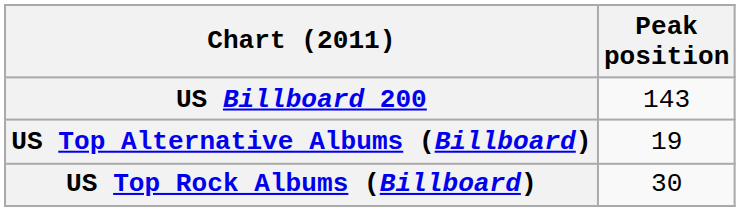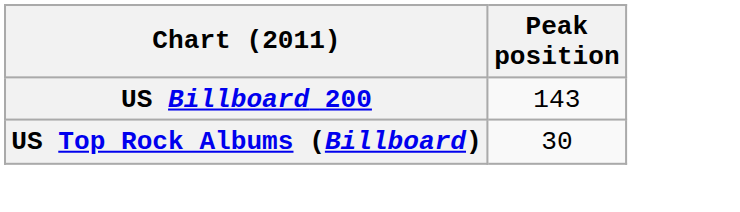- row: (301, 142)
